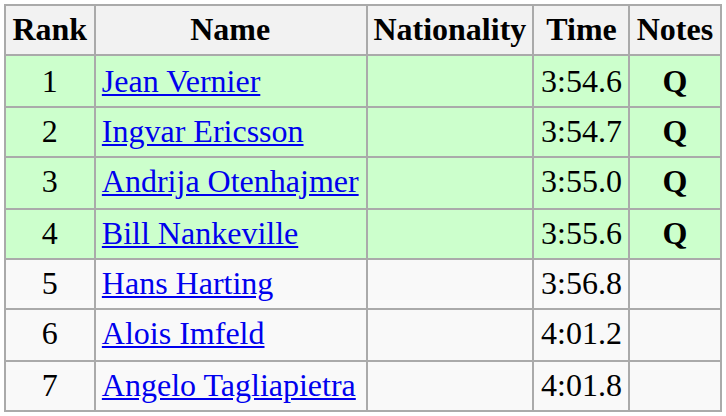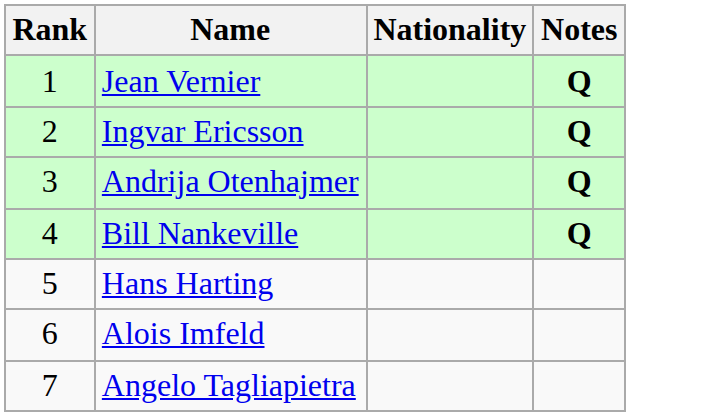- column: (582, 29)
